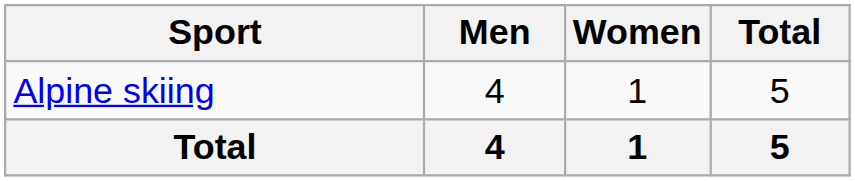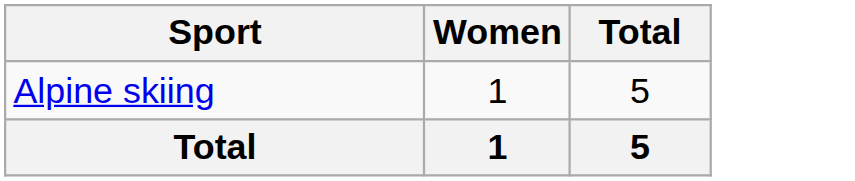- column: (495, 32)
